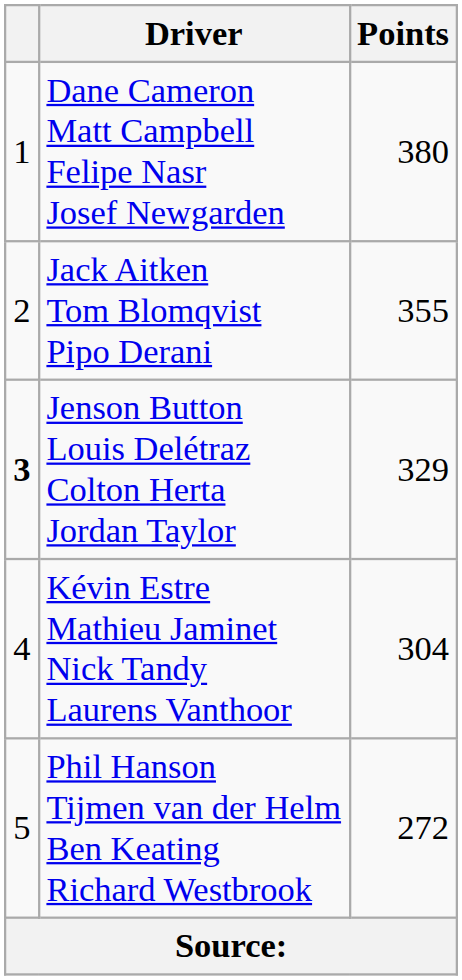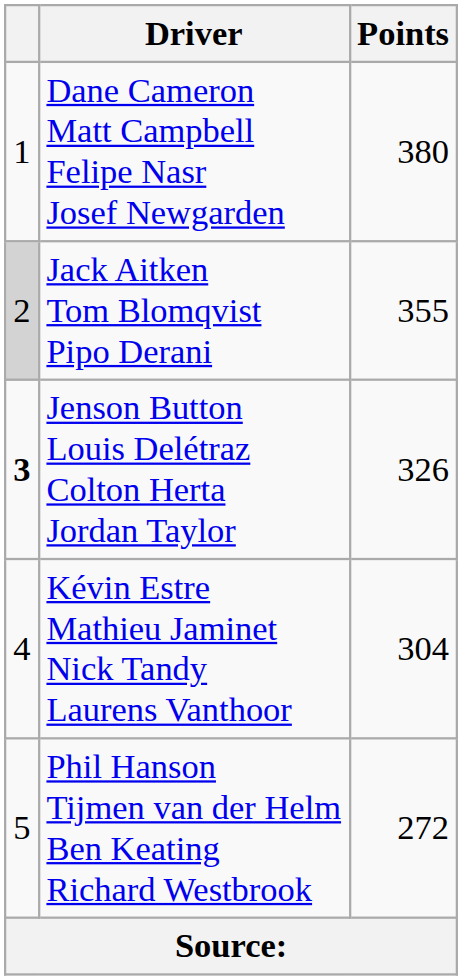(22, 310) no background -> (22, 310) lightgrey background
(423, 469) 329 -> (423, 469) 326
